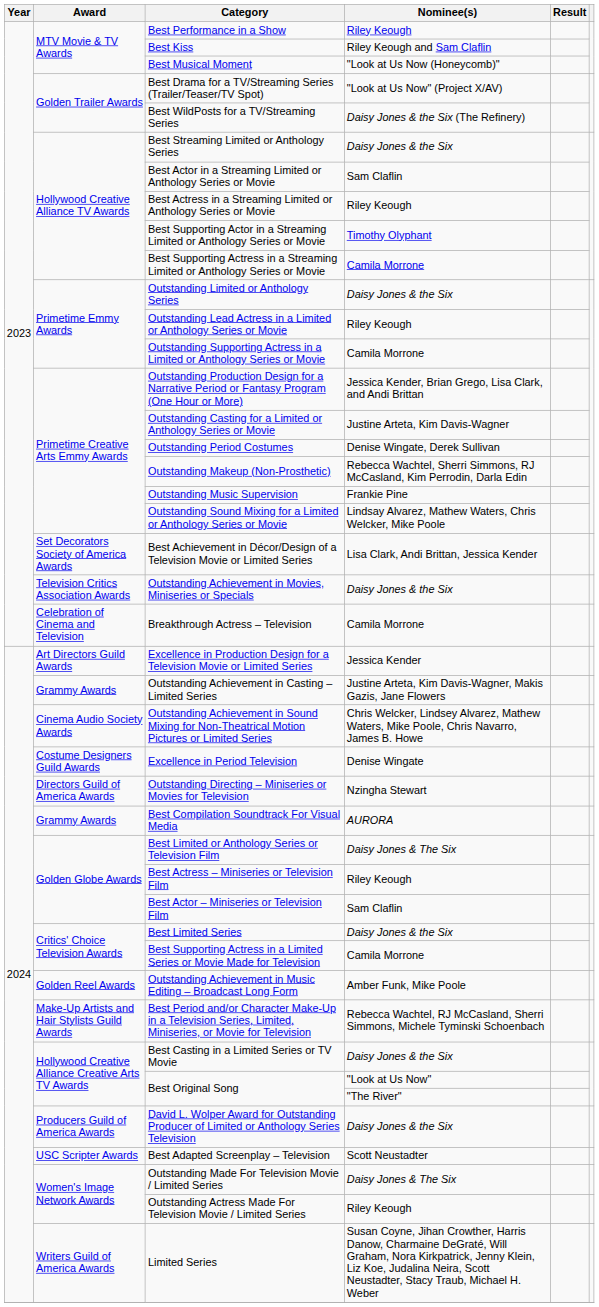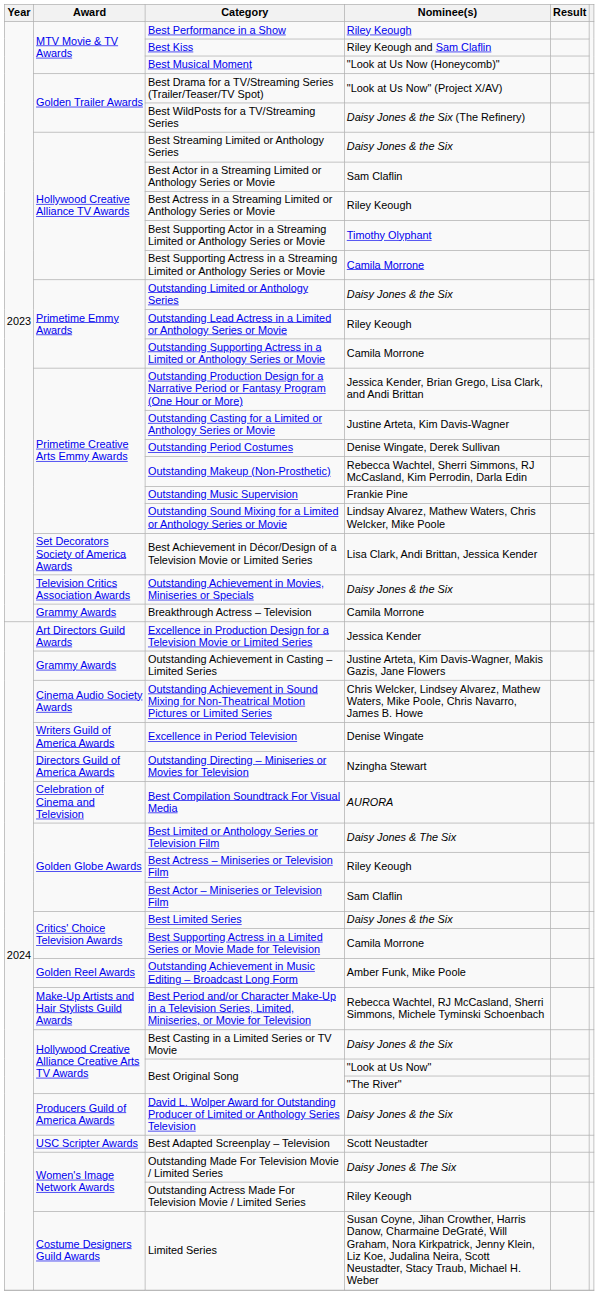(70, 625) Celebration of Cinema and Television -> (76, 613) Grammy Awards
(84, 761) Costume Designers Guild Awards -> (75, 737) Writers Guild of America Awards
(76, 820) Grammy Awards -> (70, 802) Celebration of Cinema and Television
(75, 1263) Writers Guild of America Awards -> (84, 1250) Costume Designers Guild Awards
